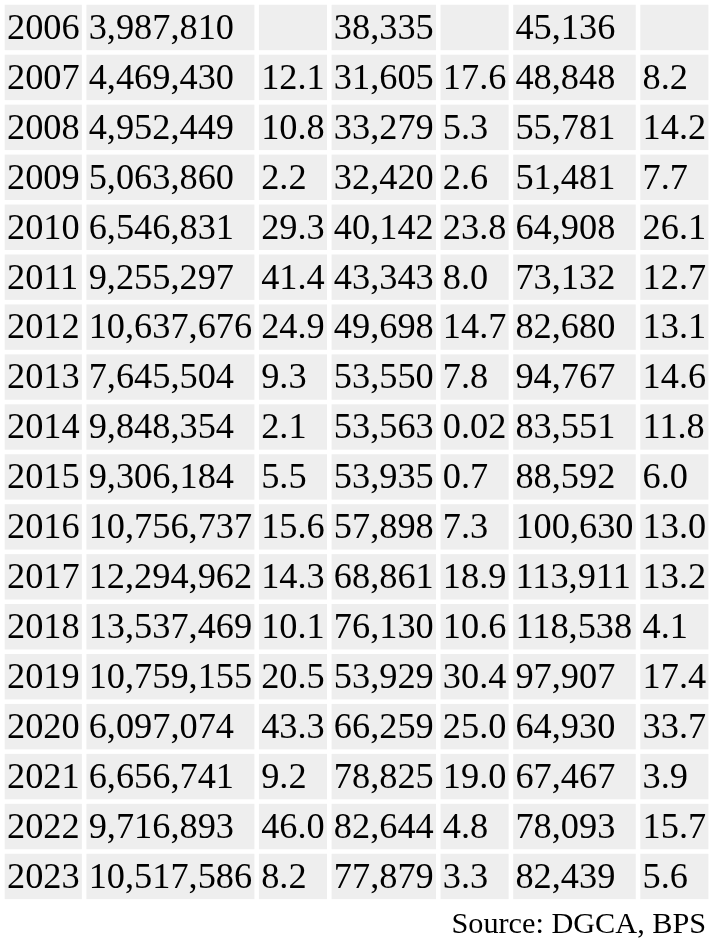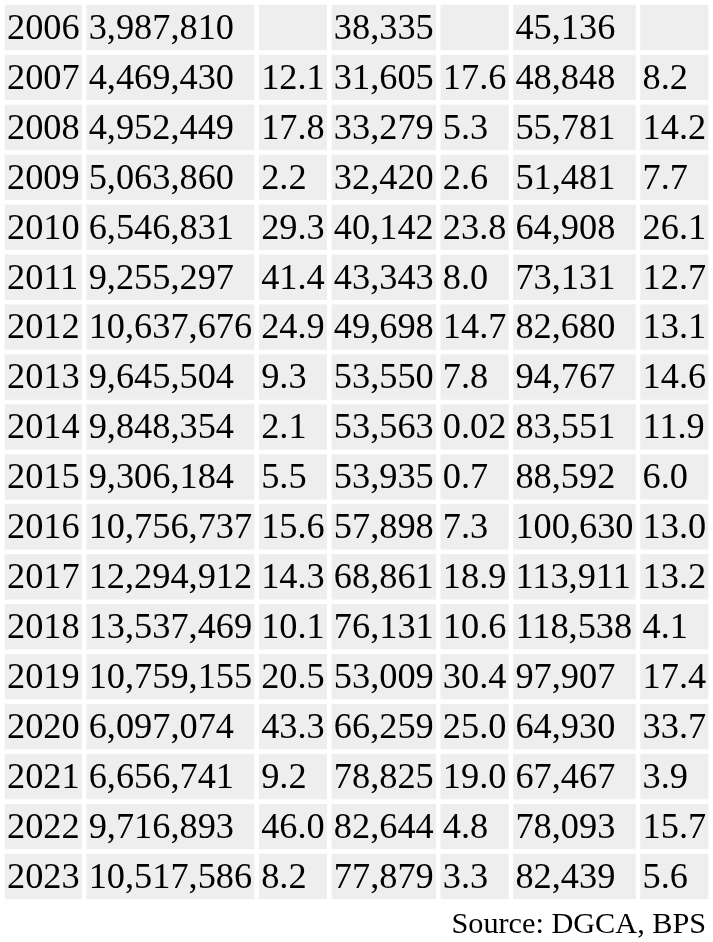(293, 126) 10.8 -> (293, 126) 17.8
(565, 276) 73,132 -> (565, 276) 73,131
(161, 376) 7,645,504 -> (161, 376) 9,645,504
(674, 426) 11.8 -> (674, 426) 11.9
(170, 576) 12,294,962 -> (170, 576) 12,294,912
(384, 626) 76,130 -> (384, 626) 76,131
(384, 676) 53,929 -> (384, 676) 53,009
